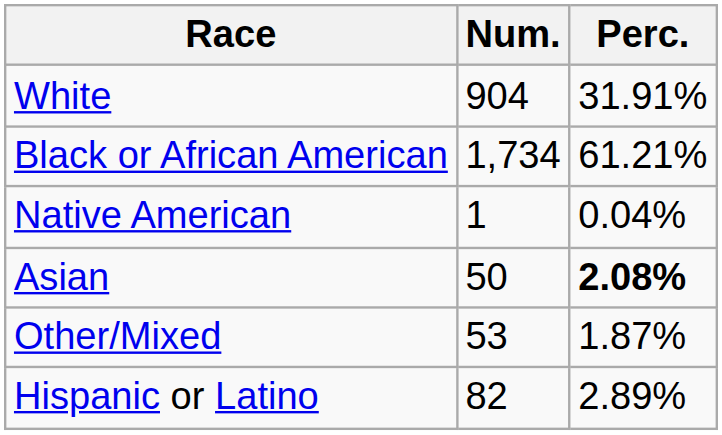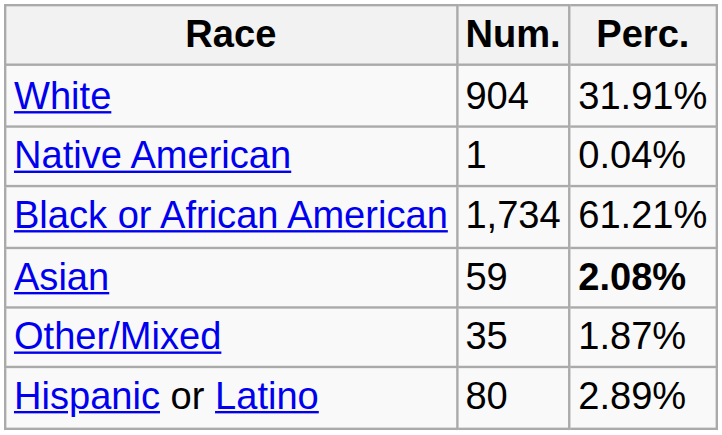rows swapped: (231, 155) <-> (153, 215)
(487, 276) 50 -> (487, 276) 59
(487, 336) 53 -> (487, 336) 35
(487, 397) 82 -> (487, 397) 80
